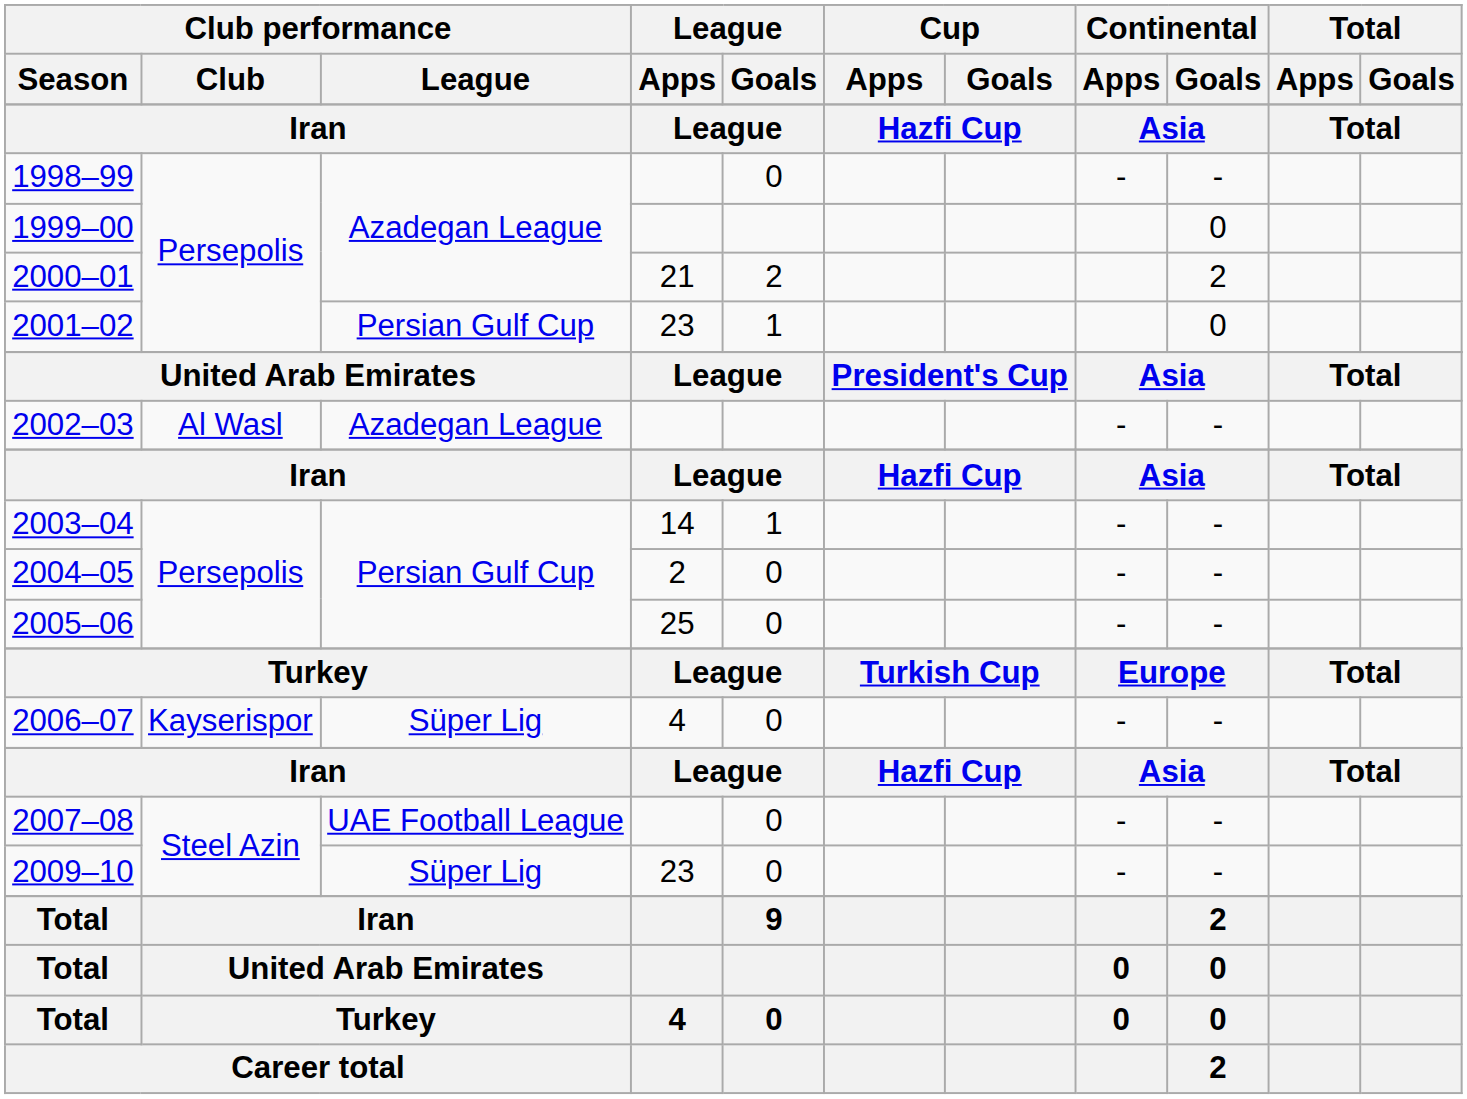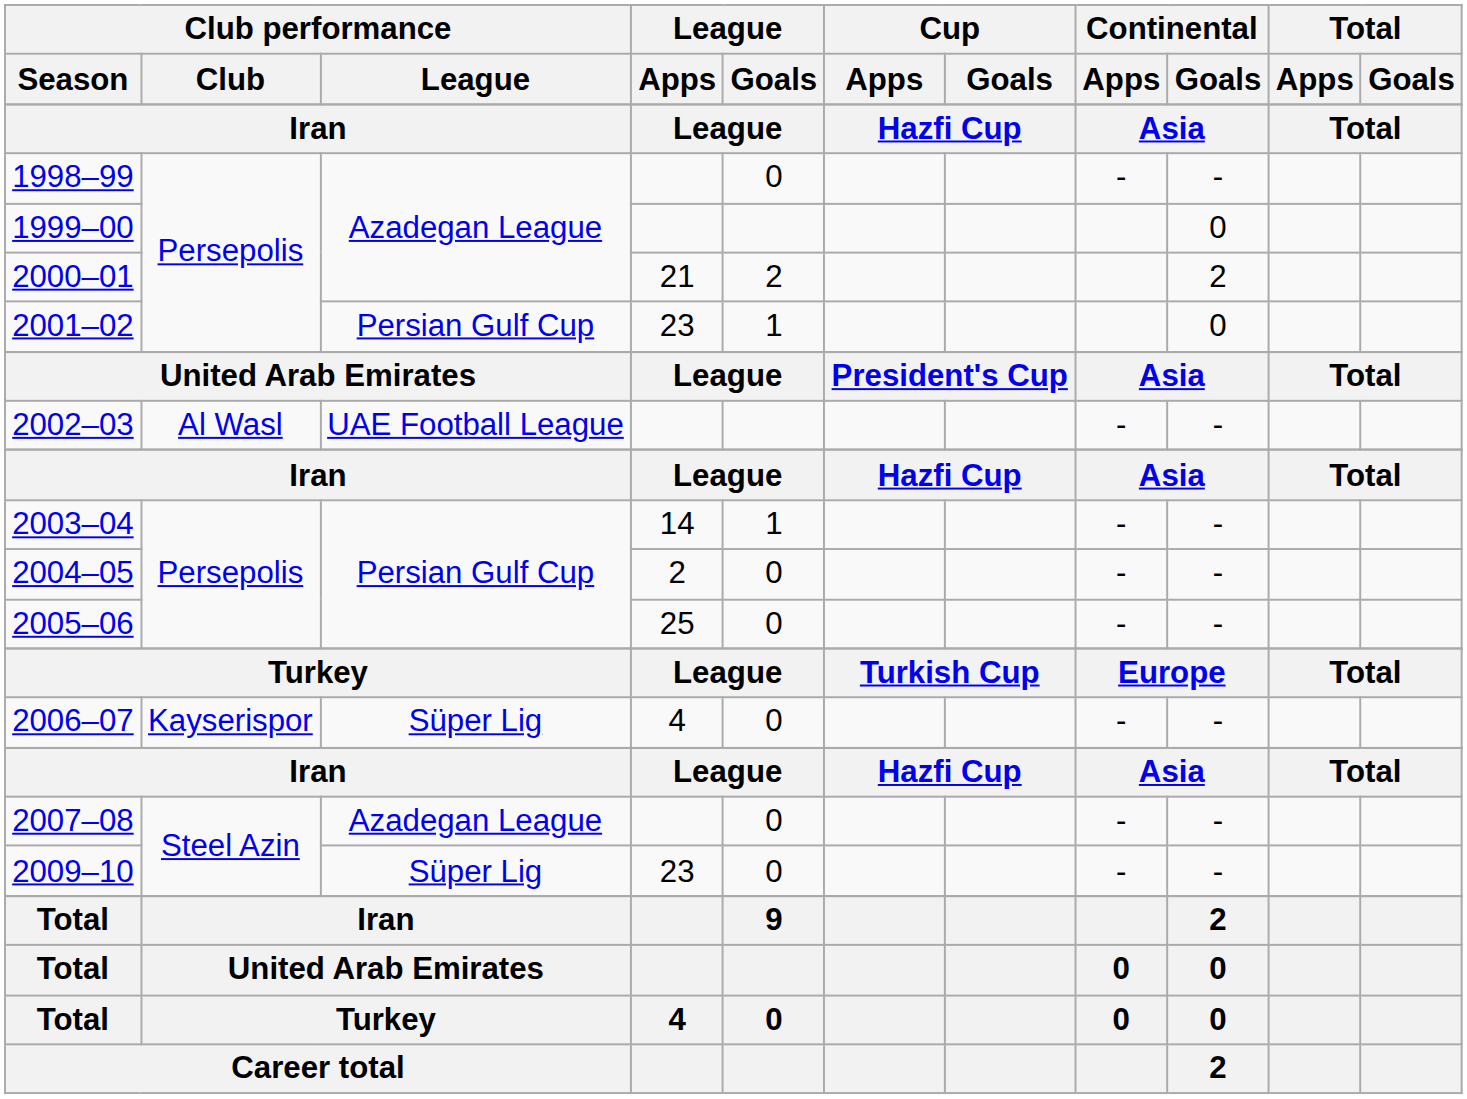(475, 425) Azadegan League -> (475, 425) UAE Football League
(475, 820) UAE Football League -> (475, 820) Azadegan League
